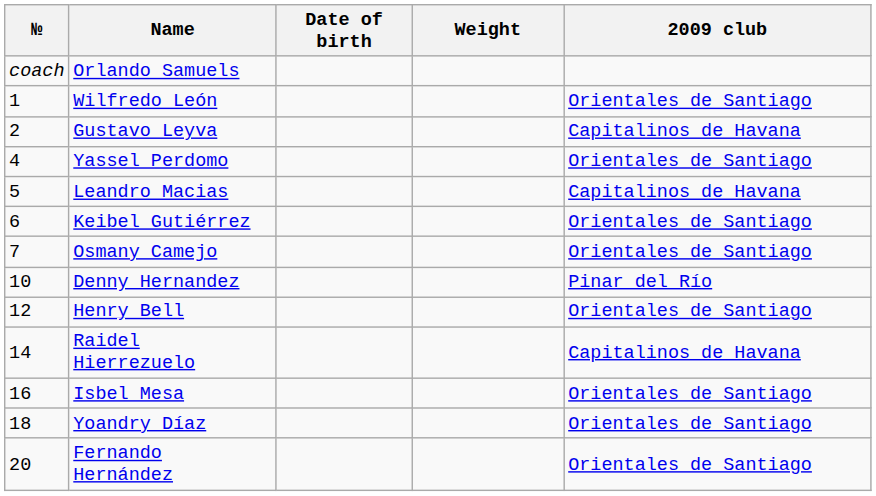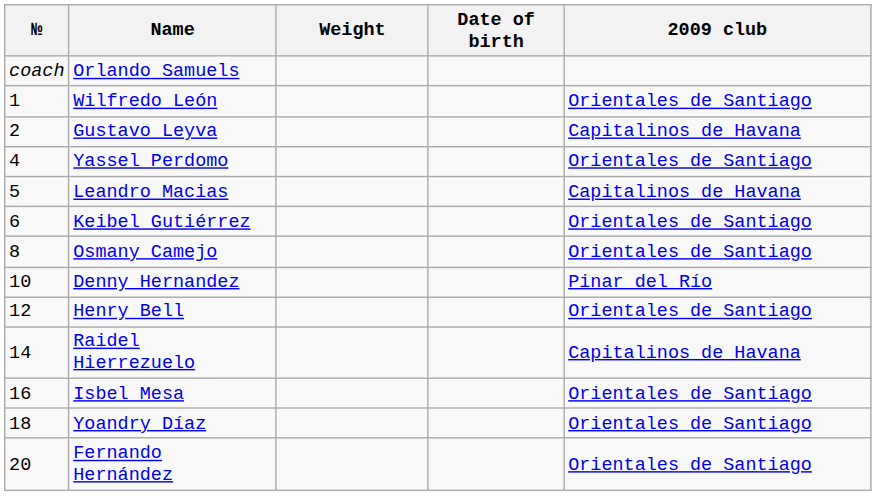columns swapped: (344, 30) <-> (488, 30)
(15, 252) 7 -> (15, 252) 8
